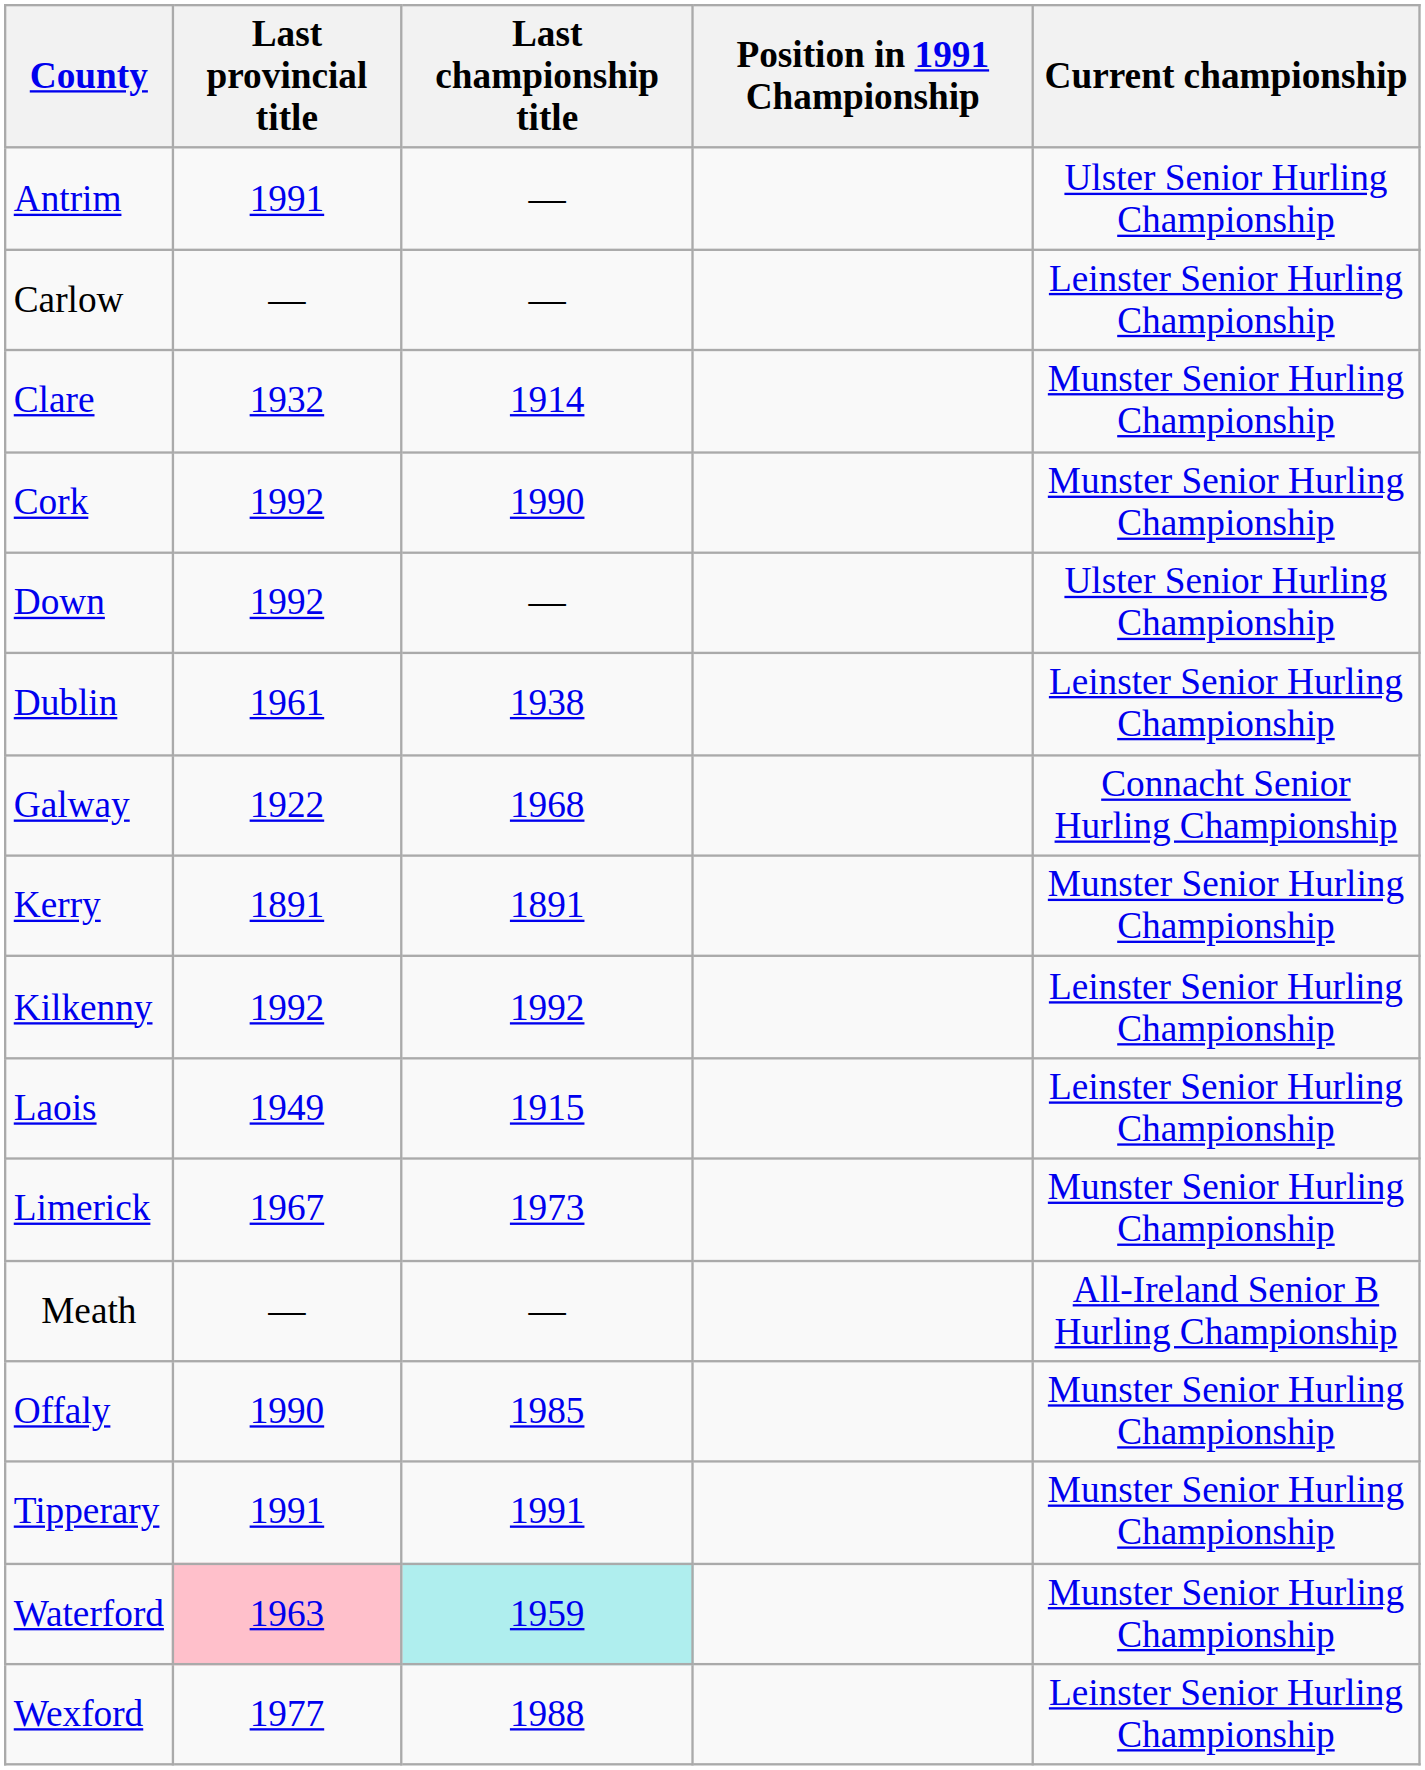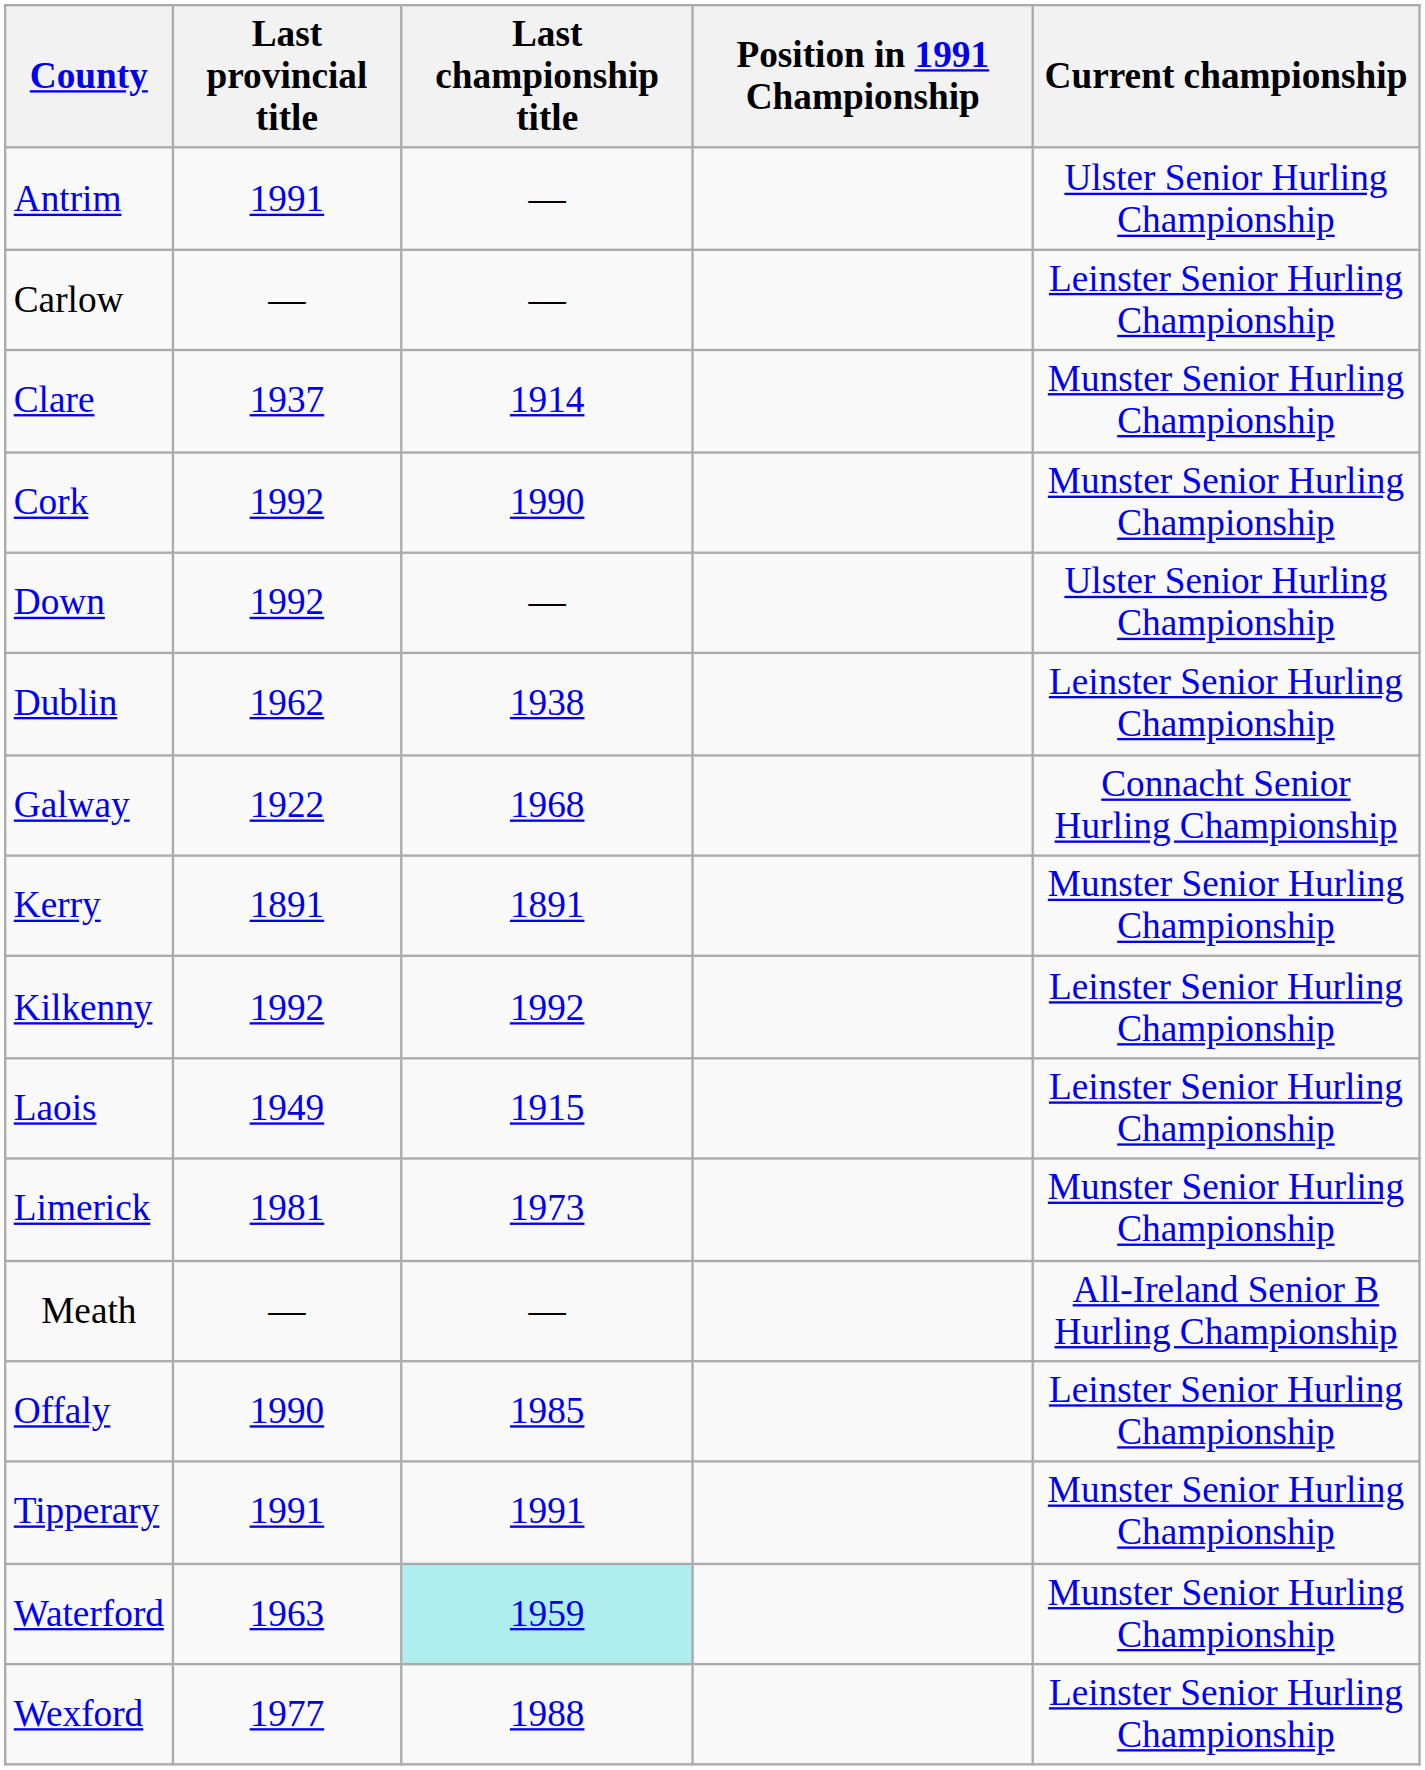(287, 400) 1932 -> (287, 400) 1937
(287, 703) 1961 -> (287, 703) 1962
(287, 1208) 1967 -> (287, 1208) 1981
(1226, 1410) Munster Senior Hurling Championship -> (1226, 1410) Leinster Senior Hurling Championship
(287, 1612) pink background -> (287, 1612) no background
